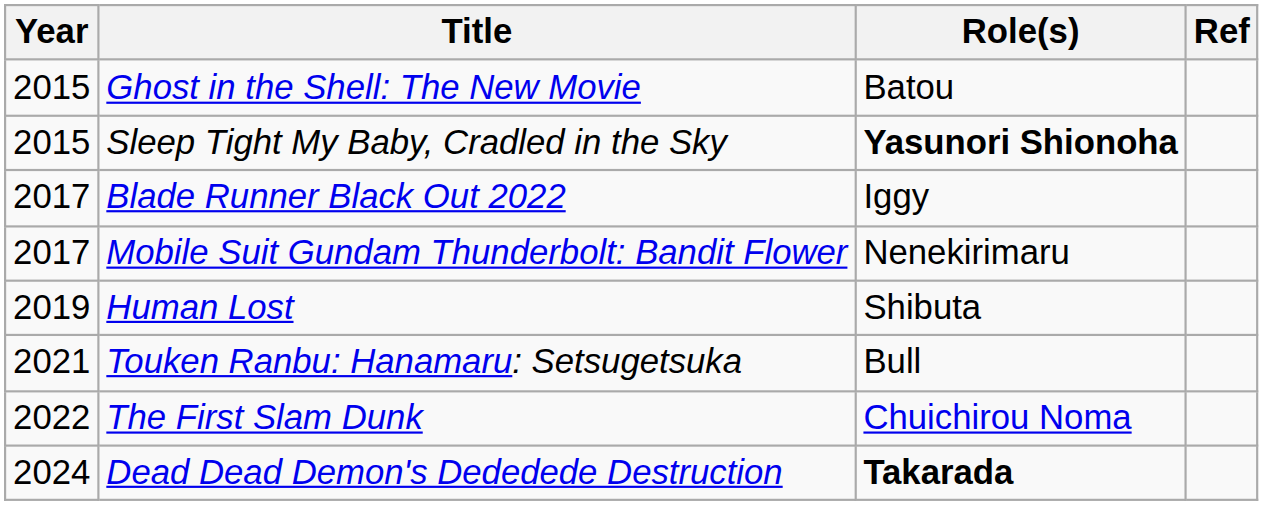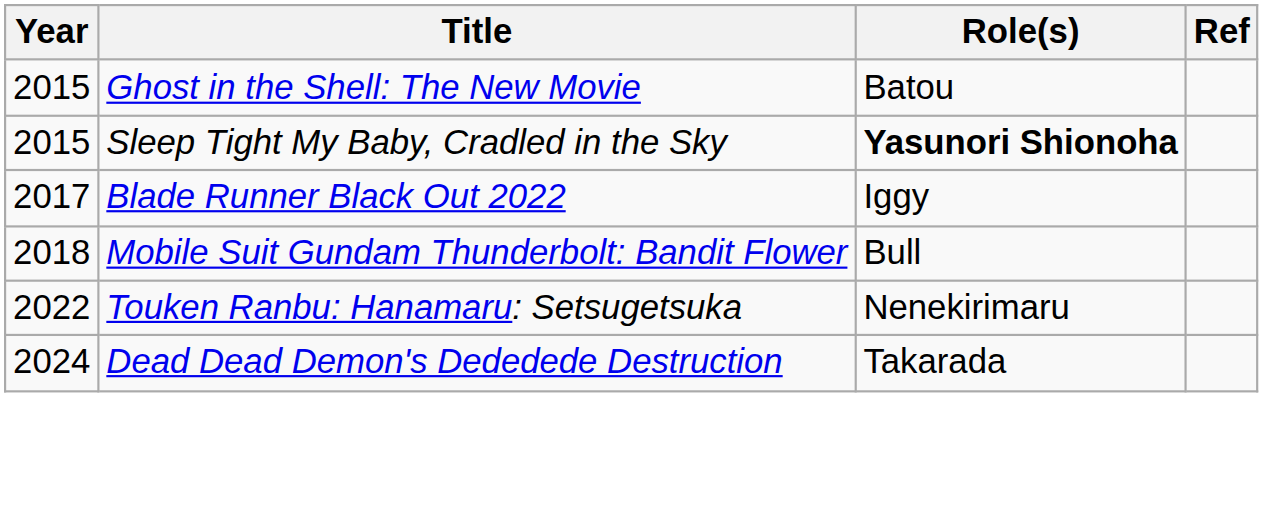(52, 252) 2017 -> (52, 252) 2018
(967, 252) Nenekirimaru -> (892, 252) Bull
- row: (200, 307)
(52, 362) 2021 -> (52, 307) 2022
(892, 362) Bull -> (967, 307) Nenekirimaru
- row: (265, 417)
(938, 472) bold -> (935, 362) normal
